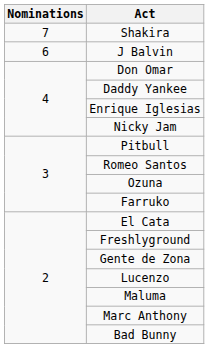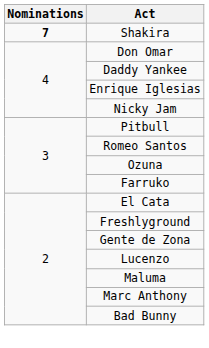(46, 33) normal -> (46, 33) bold
- row: (145, 52)
